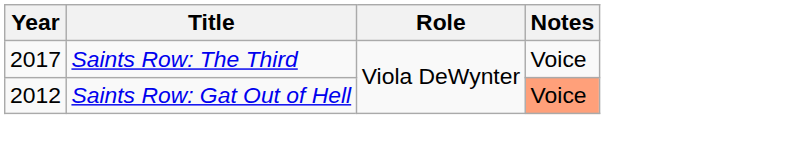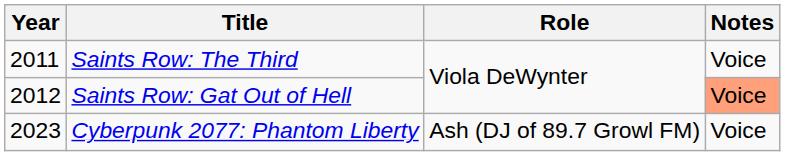(35, 58) 2017 -> (35, 58) 2011
+ row: (245, 131)
